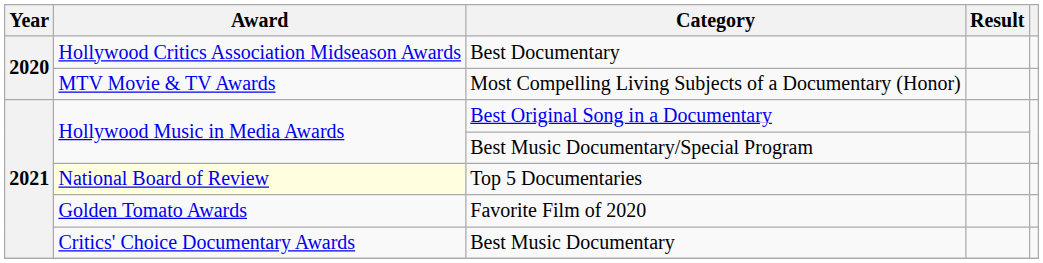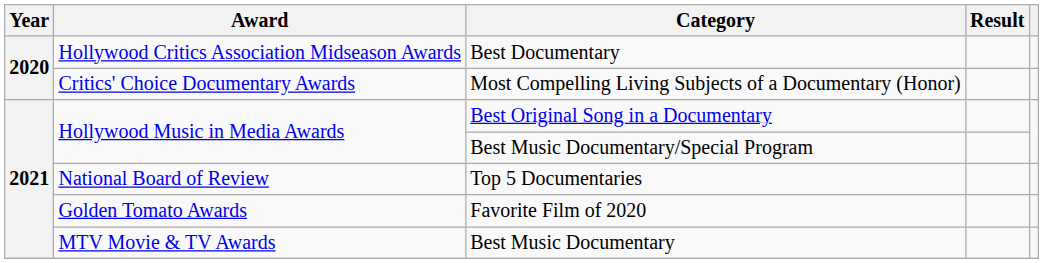(167, 83) MTV Movie & TV Awards -> (207, 83) Critics' Choice Documentary Awards
(164, 178) lightyellow background -> (164, 178) no background
(207, 242) Critics' Choice Documentary Awards -> (167, 242) MTV Movie & TV Awards
